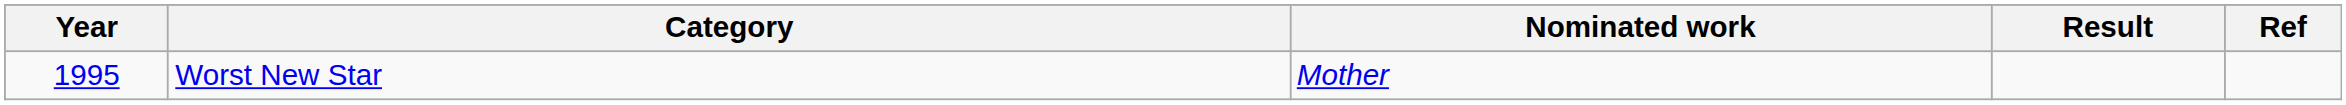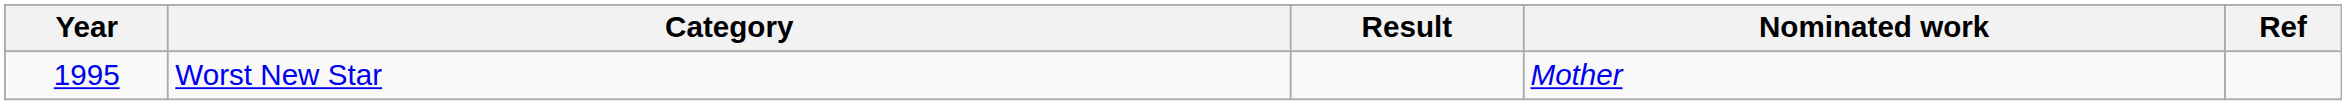columns swapped: (1640, 27) <-> (2108, 27)
